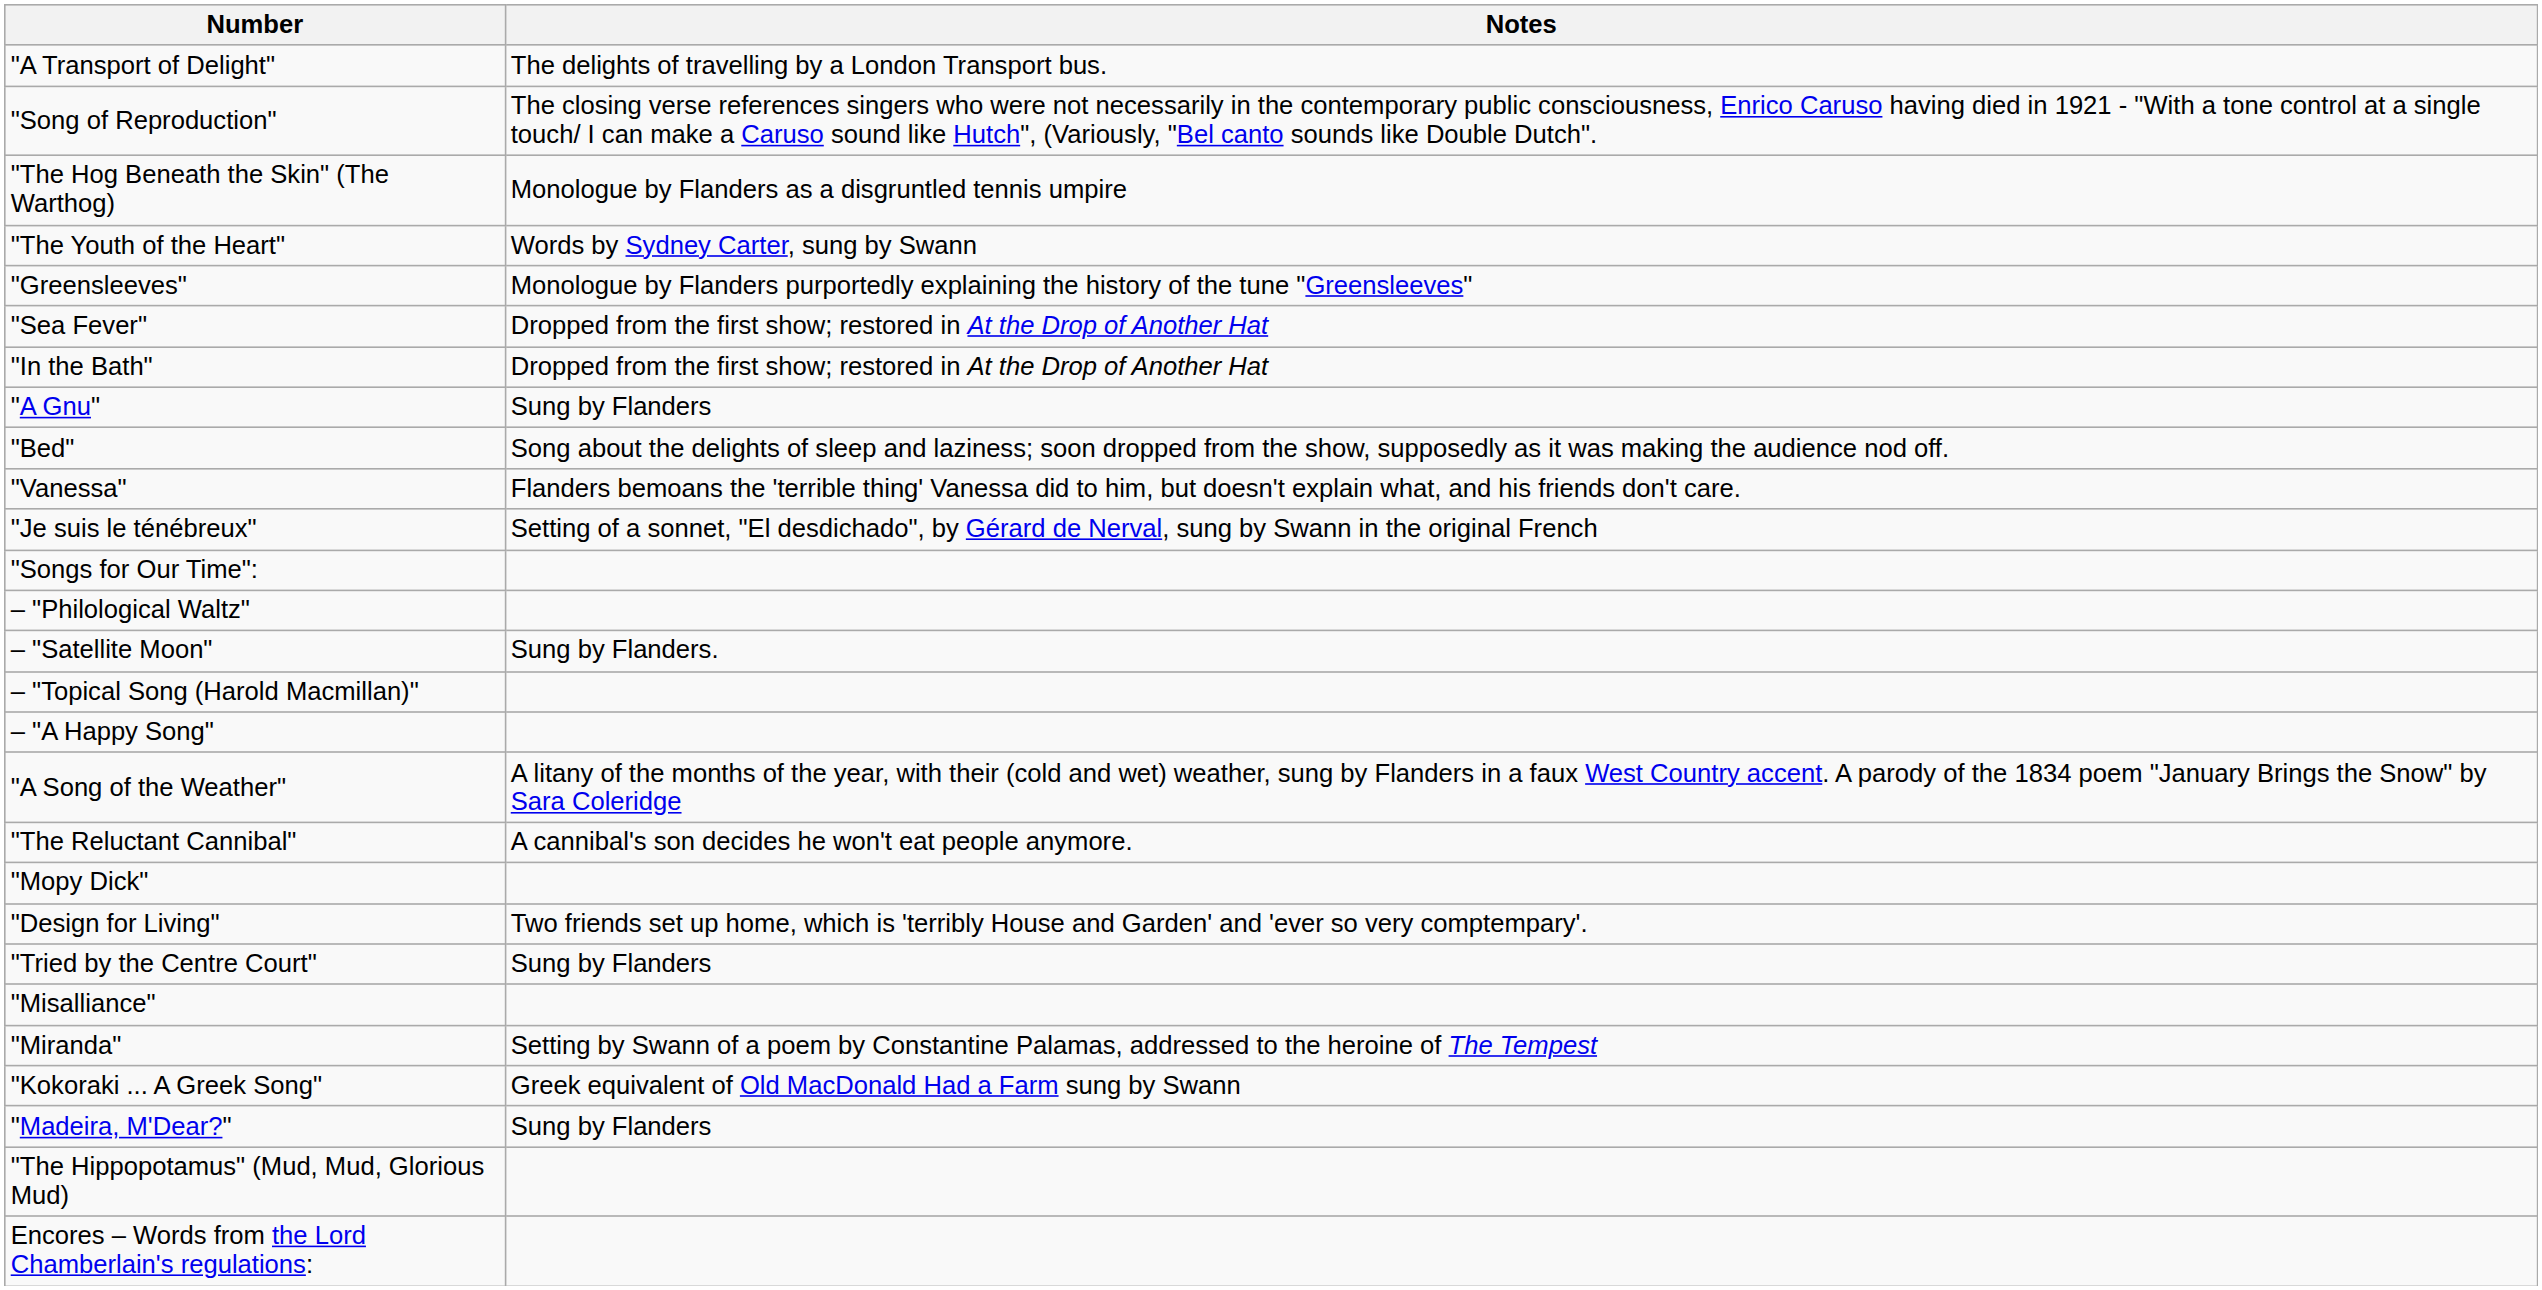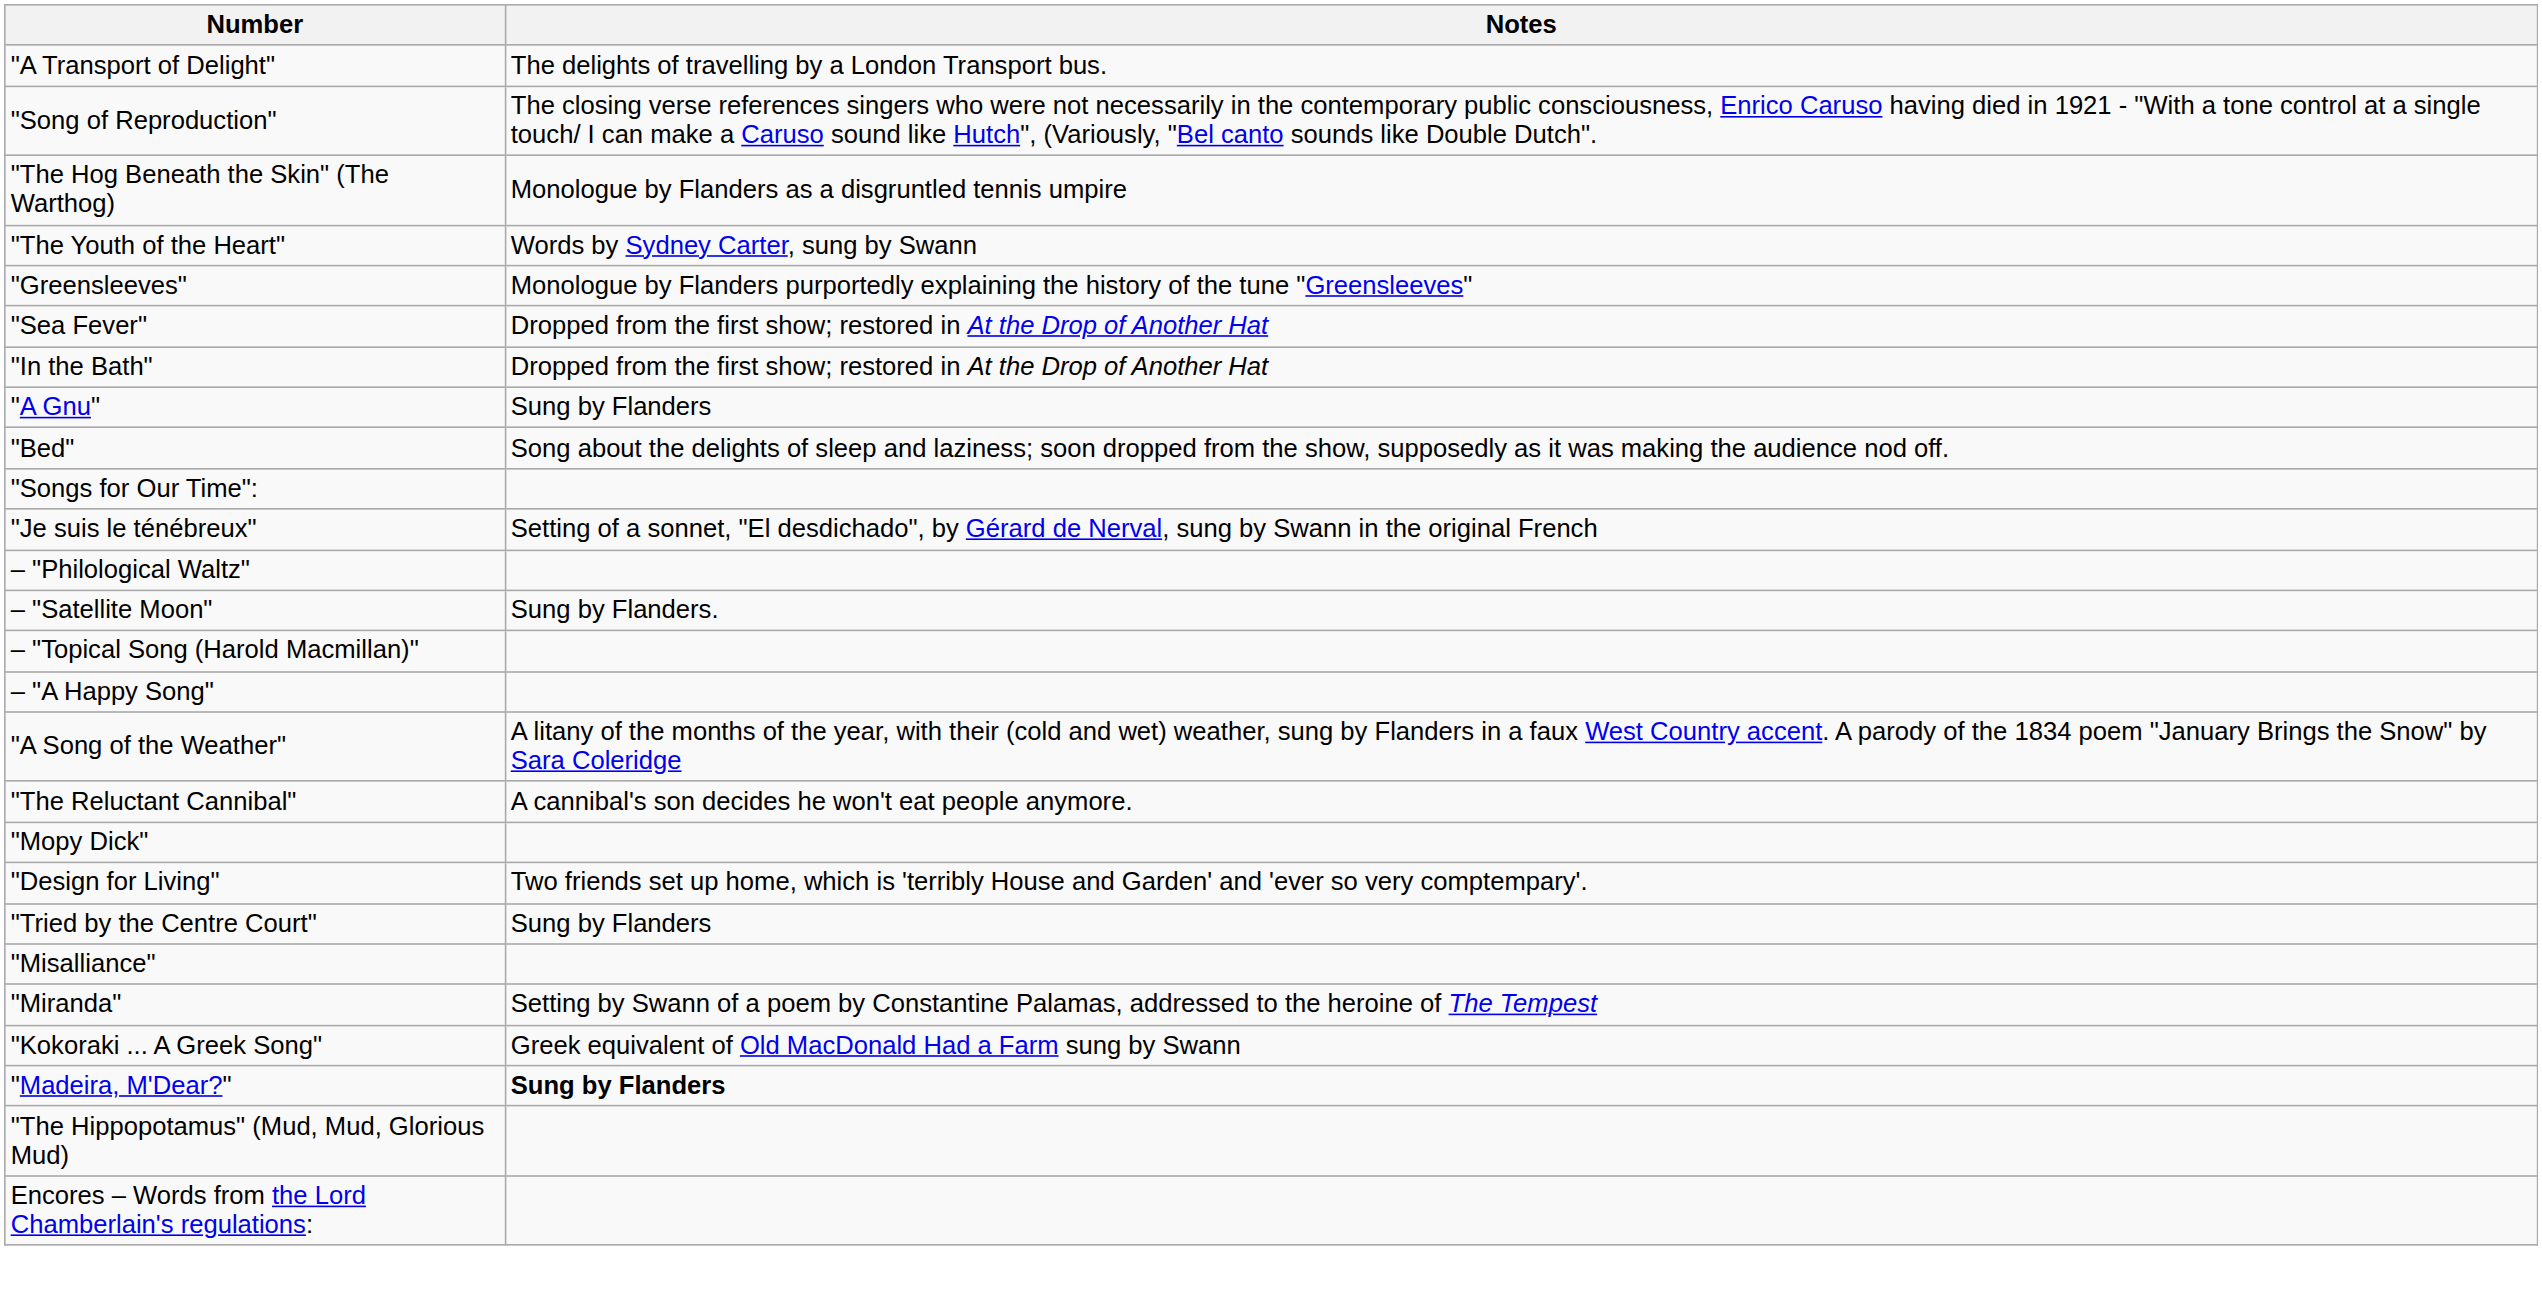- row: (69, 488)
rows swapped: (134, 529) <-> (134, 569)
(611, 1126) normal -> (618, 1085) bold
